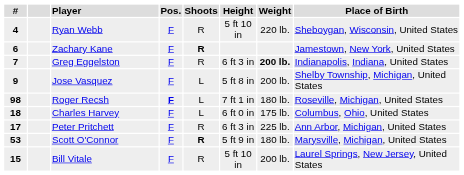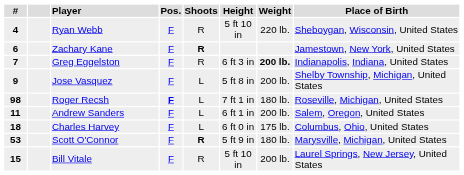+ row: (88, 113)
- row: (83, 126)
